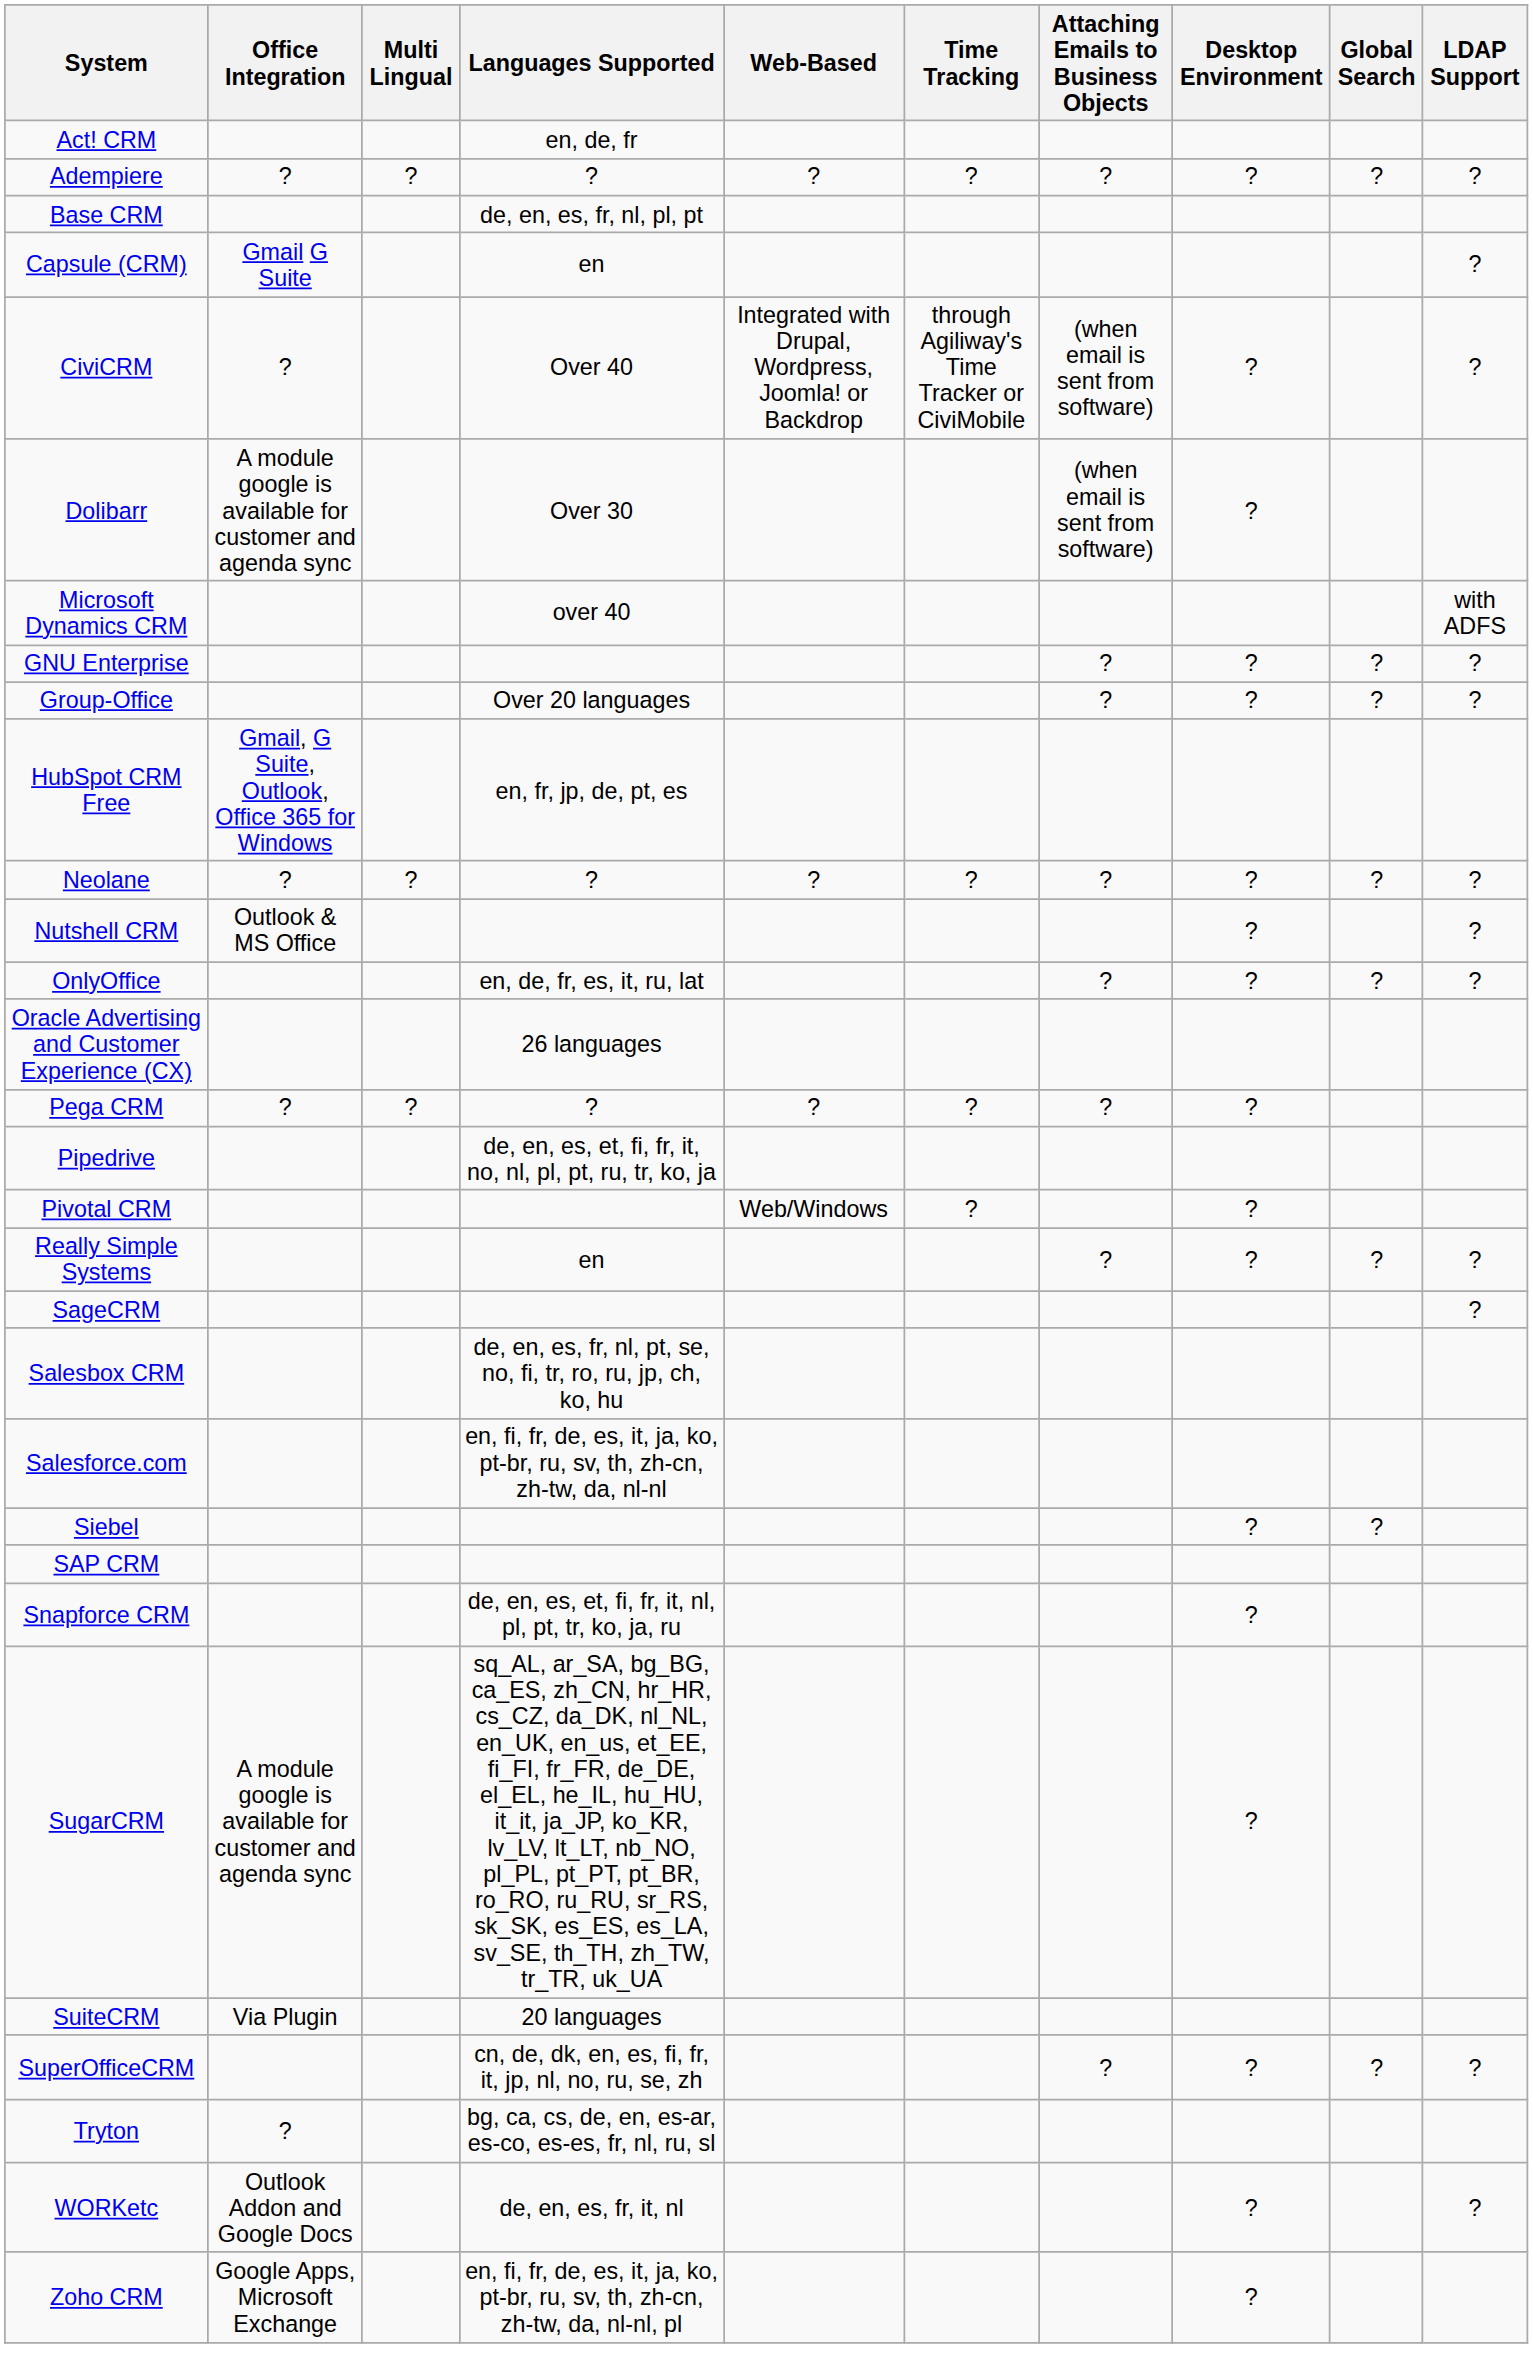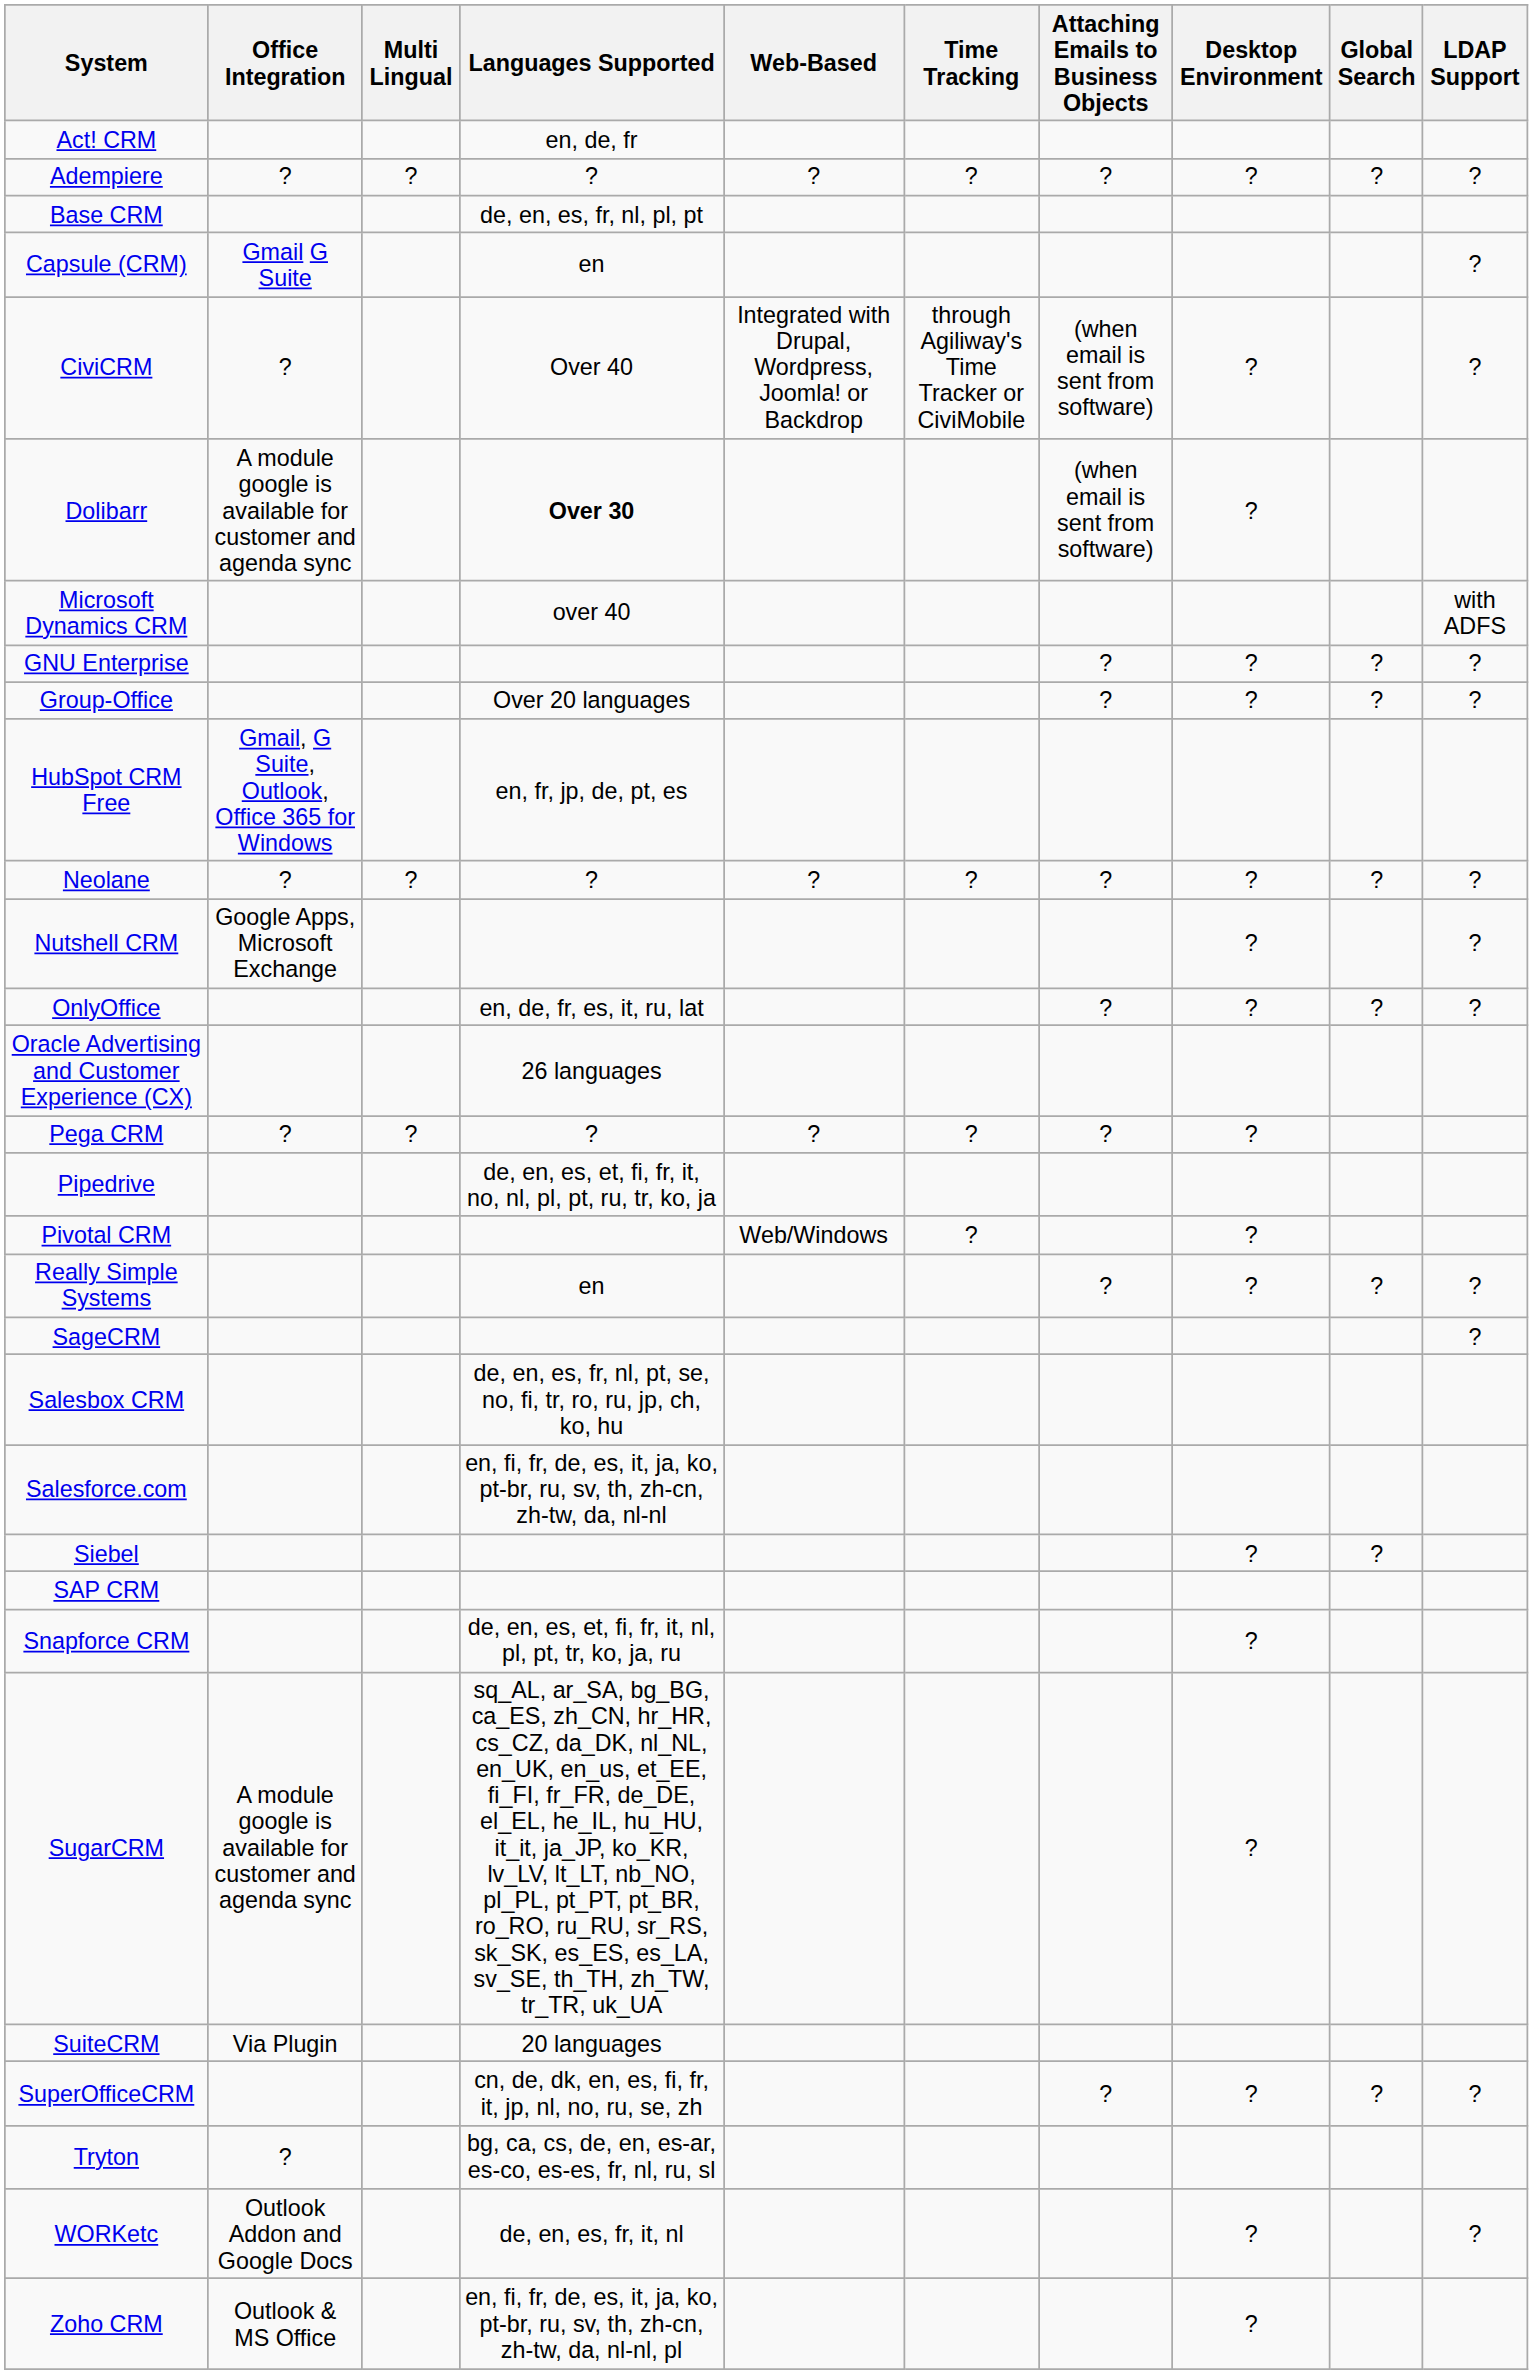(592, 510) normal -> (592, 510) bold
(285, 931) Outlook & MS Office -> (285, 944) Google Apps, Microsoft Exchange
(285, 2298) Google Apps, Microsoft Exchange -> (285, 2324) Outlook & MS Office
